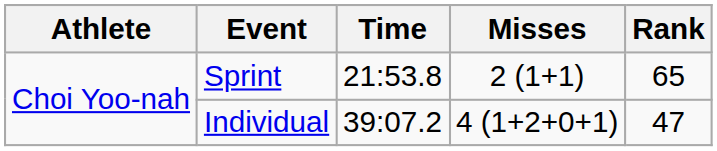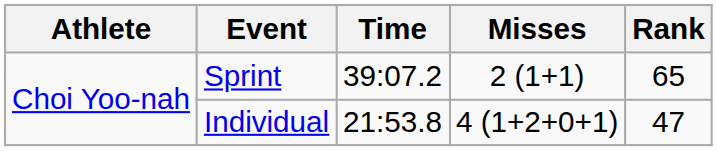(393, 76) 21:53.8 -> (393, 76) 39:07.2
(393, 123) 39:07.2 -> (393, 123) 21:53.8
